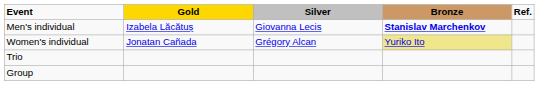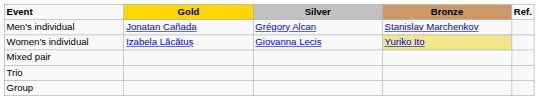(160, 27) Izabela Lăcătuș -> (161, 27) Jonatan Cañada
(288, 27) Giovanna Lecis -> (286, 27) Grégory Alcan
(435, 27) bold -> (432, 27) normal
(161, 42) Jonatan Cañada -> (160, 42) Izabela Lăcătuș
(286, 42) Grégory Alcan -> (288, 42) Giovanna Lecis
+ row: (29, 57)
